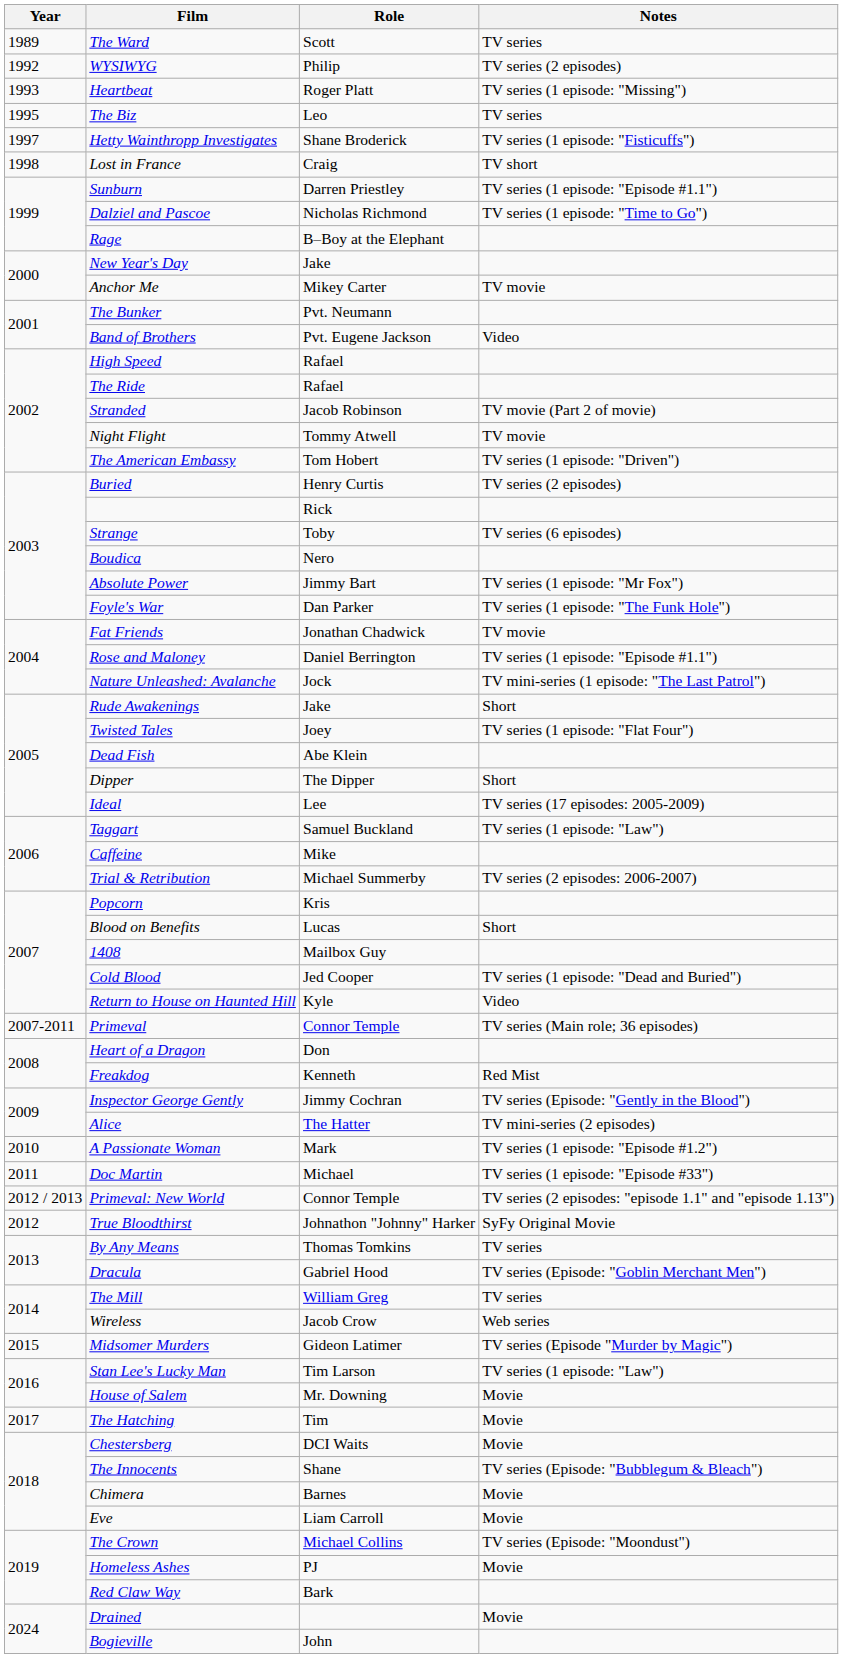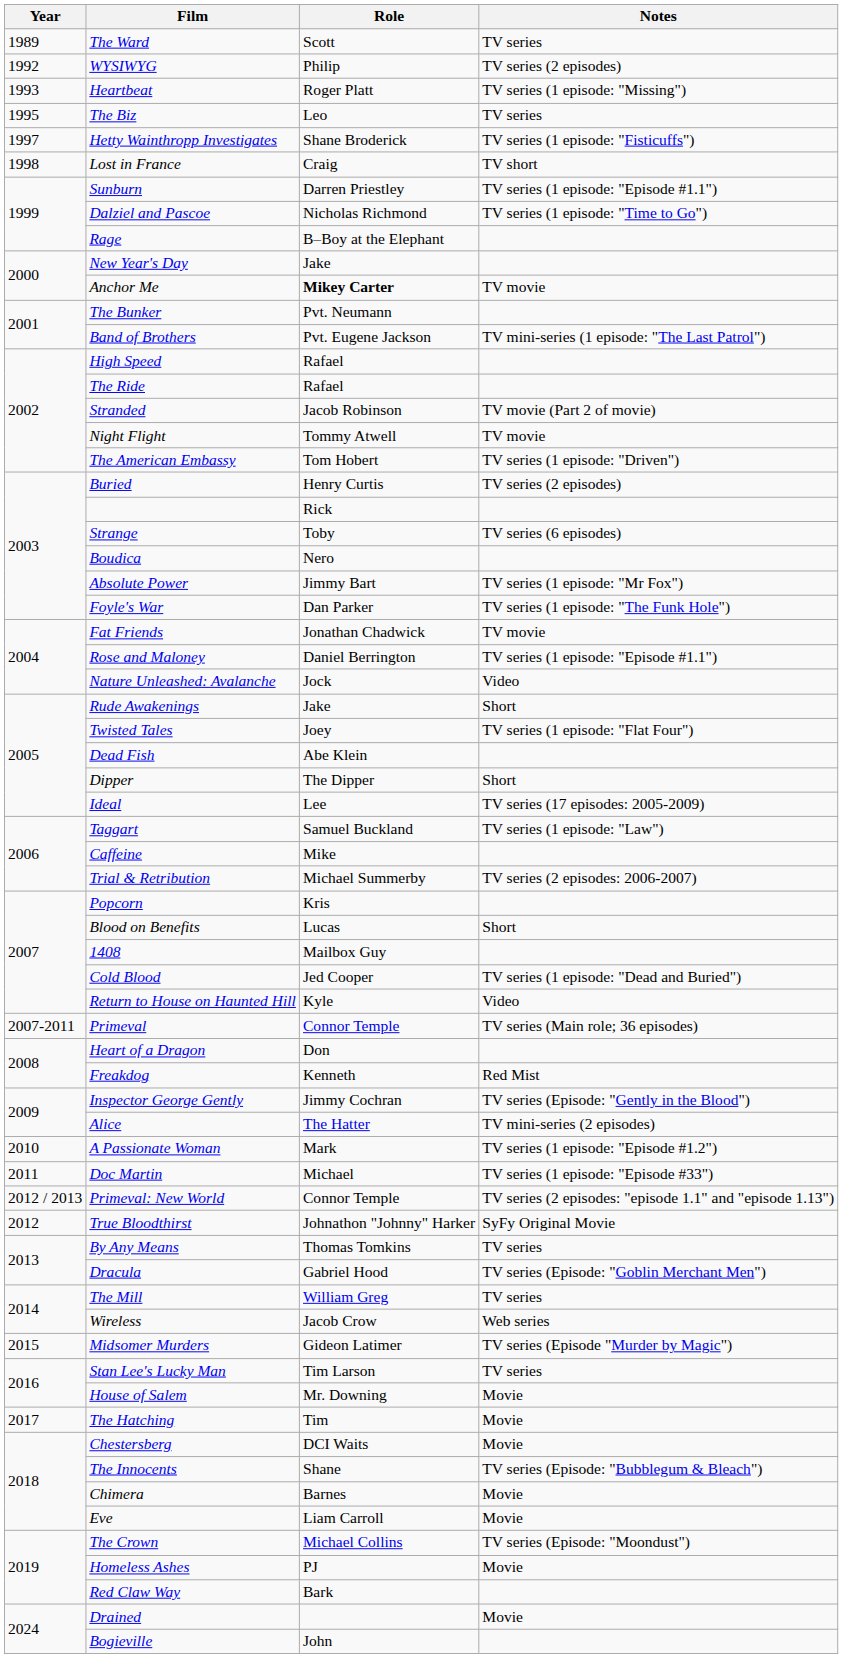(345, 287) normal -> (348, 287) bold
(501, 336) Video -> (624, 336) TV mini-series (1 episode: "The Last Patrol")
(624, 681) TV mini-series (1 episode: "The Last Patrol") -> (501, 681) Video
(573, 1370) TV series (1 episode: "Law") -> (512, 1370) TV series
